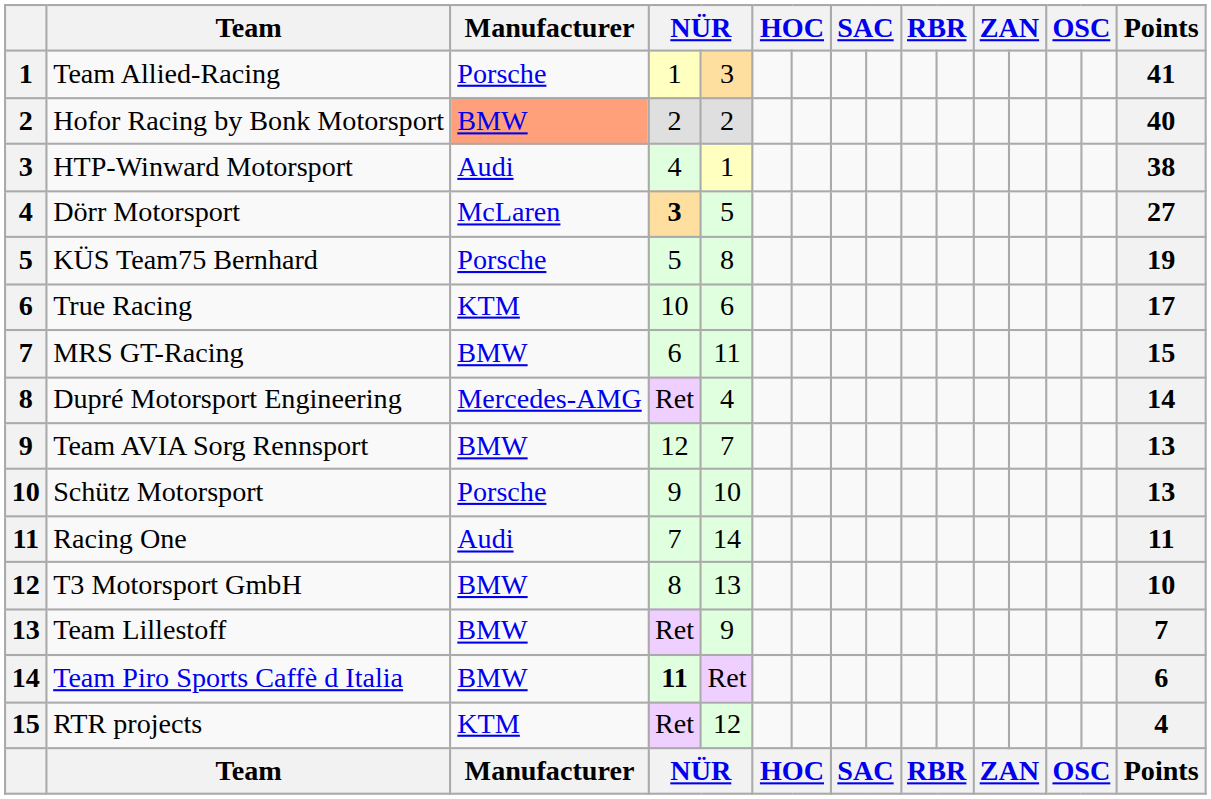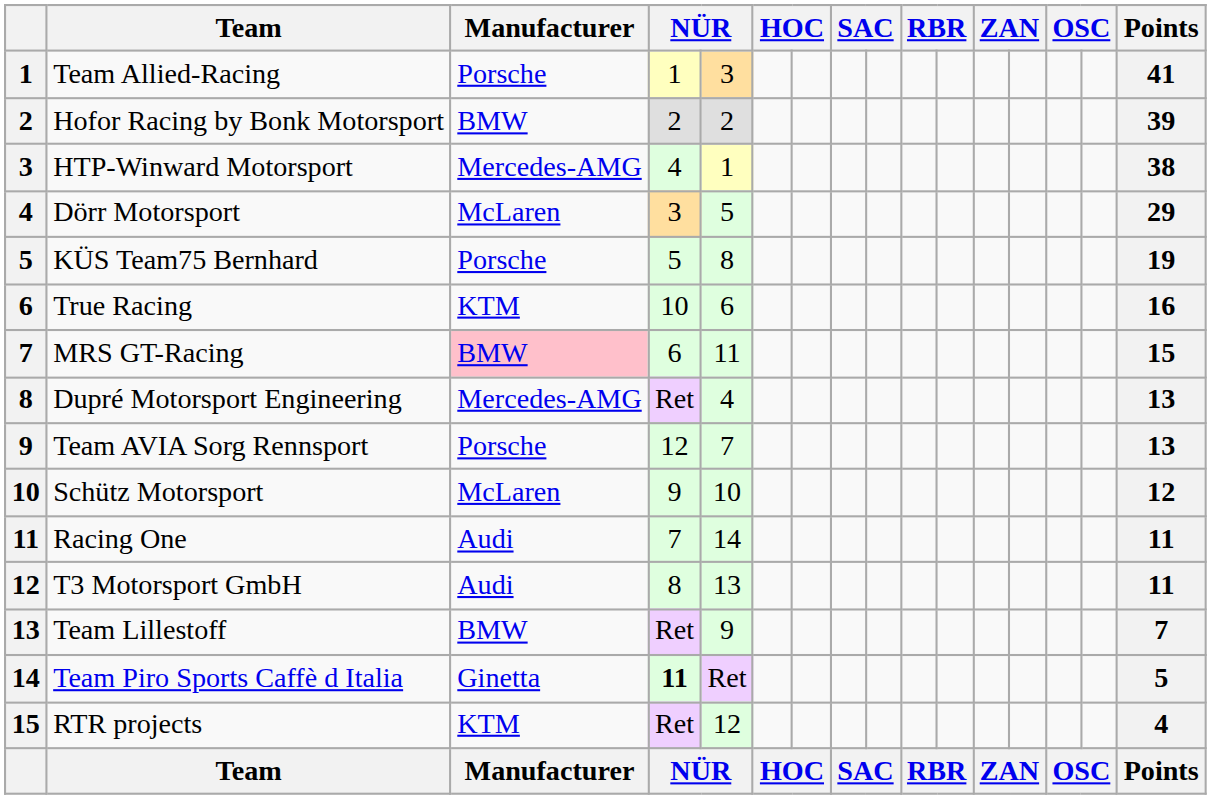(492, 120) lightsalmon background -> (492, 120) no background
(1161, 120) 40 -> (1161, 120) 39
(485, 166) Audi -> (550, 166) Mercedes-AMG
(675, 213) bold -> (675, 213) normal
(1161, 213) 27 -> (1161, 213) 29
(1161, 305) 17 -> (1161, 305) 16
(492, 352) no background -> (492, 352) pink background
(1161, 398) 14 -> (1161, 398) 13
(492, 445) BMW -> (502, 445) Porsche
(502, 491) Porsche -> (509, 491) McLaren
(1161, 491) 13 -> (1161, 491) 12
(492, 584) BMW -> (485, 584) Audi
(1161, 584) 10 -> (1161, 584) 11
(492, 677) BMW -> (499, 677) Ginetta
(1161, 677) 6 -> (1161, 677) 5
